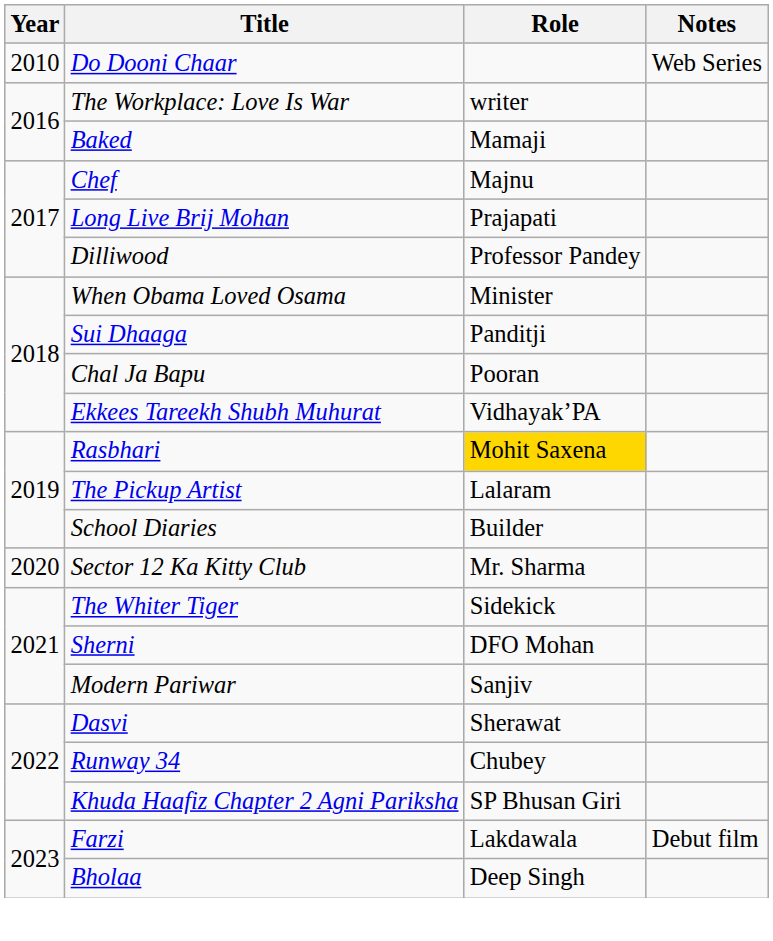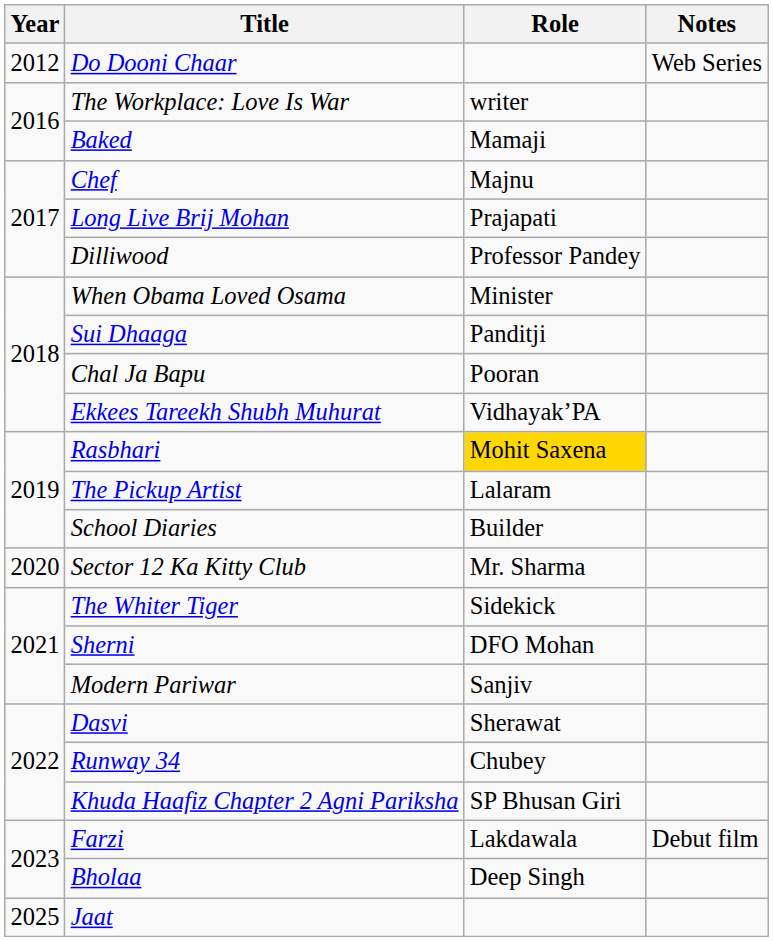(35, 62) 2010 -> (35, 62) 2012
+ row: (92, 916)
